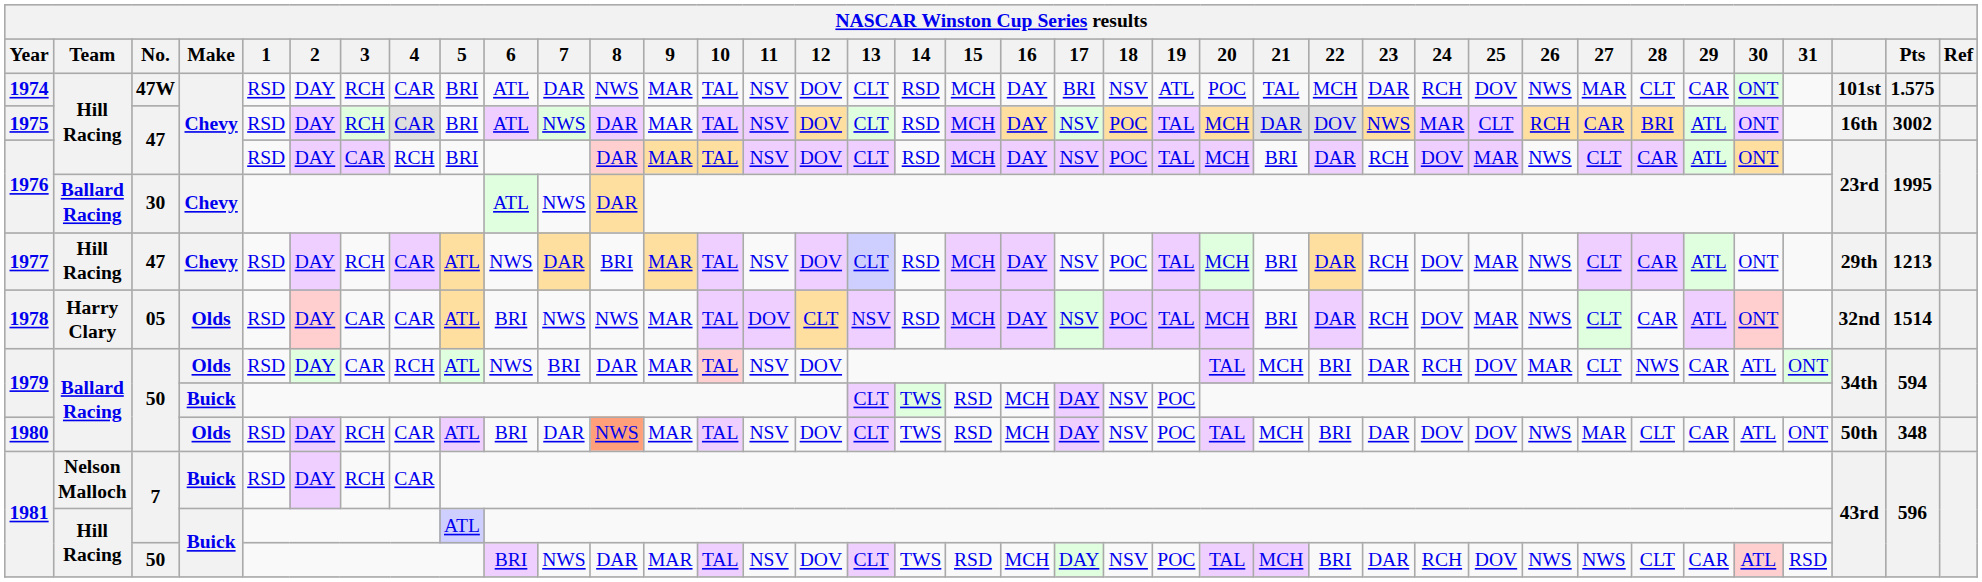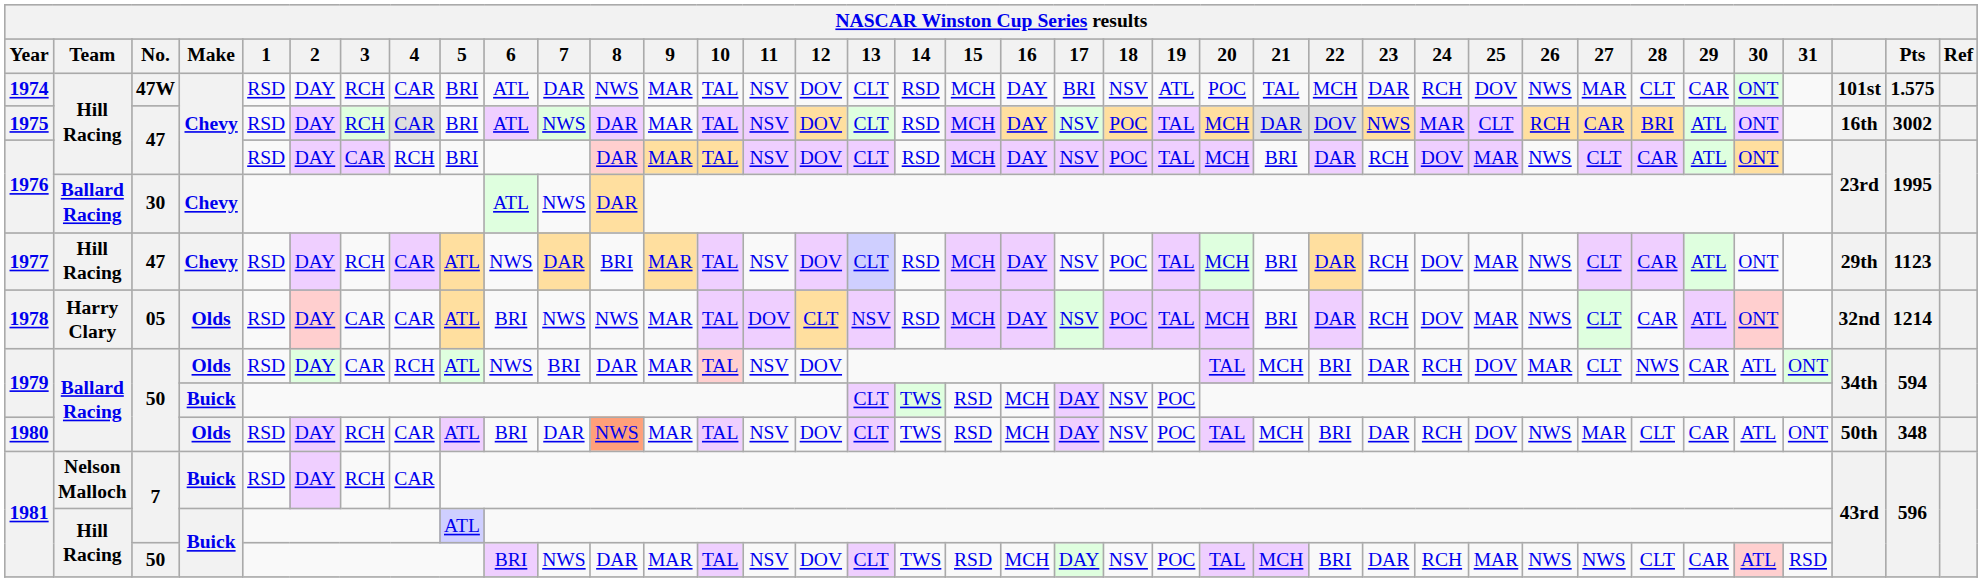(1912, 261) 1213 -> (1912, 261) 1123
(1912, 319) 1514 -> (1912, 319) 1214
(1442, 433) DOV -> (1442, 433) RCH
(1496, 559) DOV -> (1496, 559) MAR
